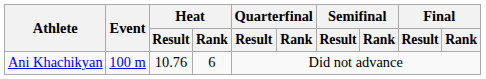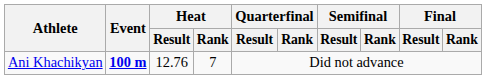(128, 62) normal -> (128, 62) bold
(171, 62) 10.76 -> (172, 62) 12.76
(212, 62) 6 -> (213, 62) 7
